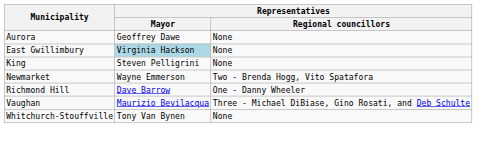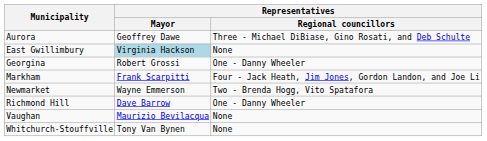(223, 37) None -> (341, 37) Three - Michael DiBiase, Gino Rosati, and Deb Schulte
+ row: (26, 63)
- row: (16, 63)
+ row: (23, 77)
(341, 103) Three - Michael DiBiase, Gino Rosati, and Deb Schulte -> (223, 116) None
